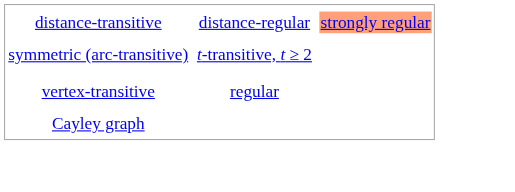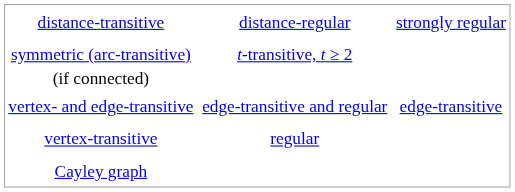(376, 22) lightsalmon background -> (451, 22) no background
+ row: (101, 78)
+ row: (101, 106)
